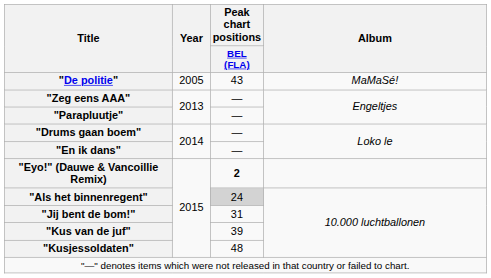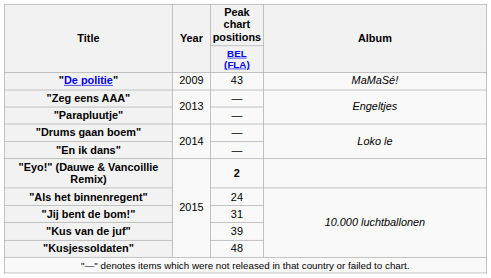(191, 81) 2005 -> (191, 81) 2009
(237, 196) lightgrey background -> (237, 196) no background
